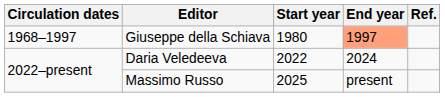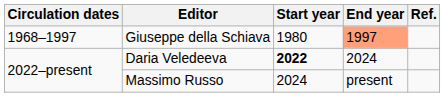(292, 59) normal -> (292, 59) bold
(292, 80) 2025 -> (292, 80) 2024
